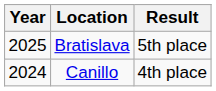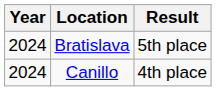(28, 45) 2025 -> (28, 45) 2024
